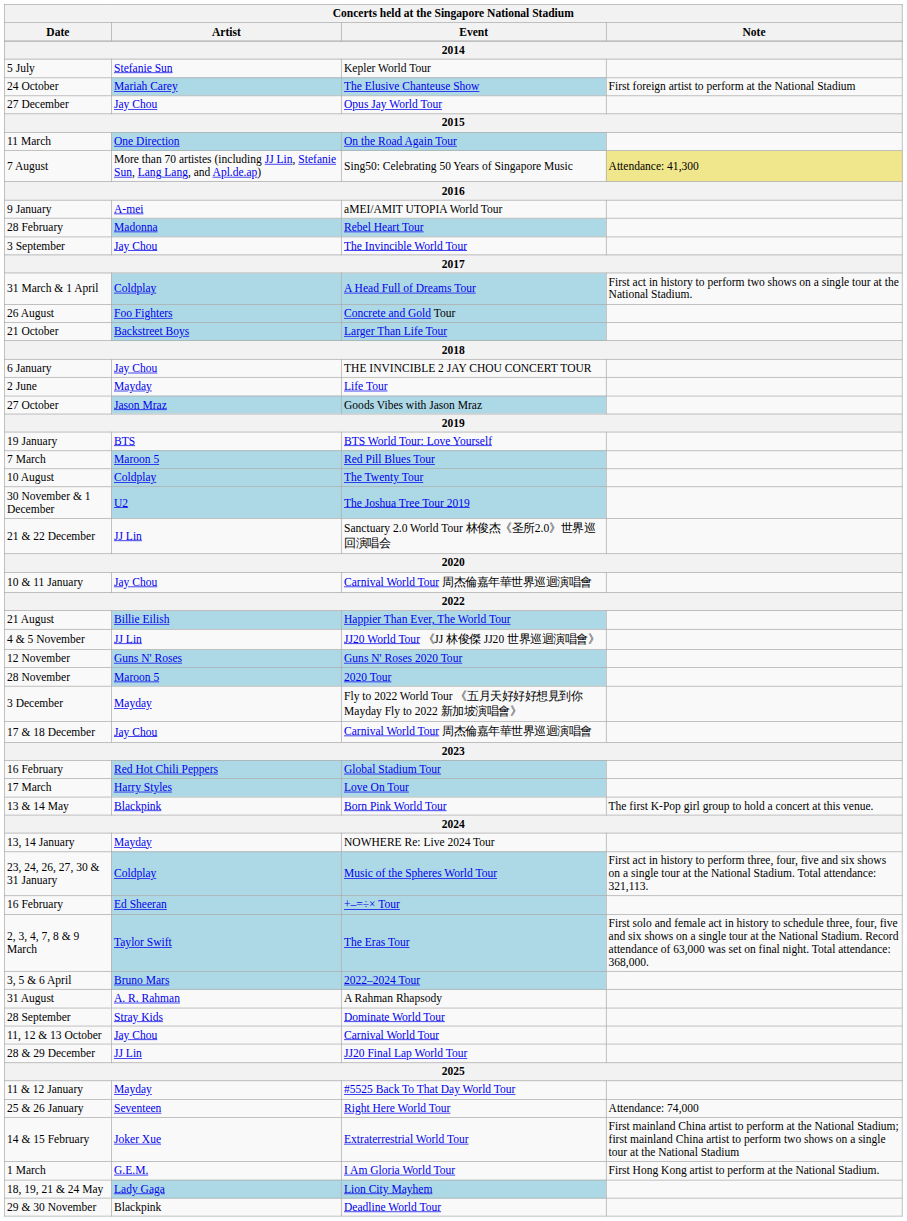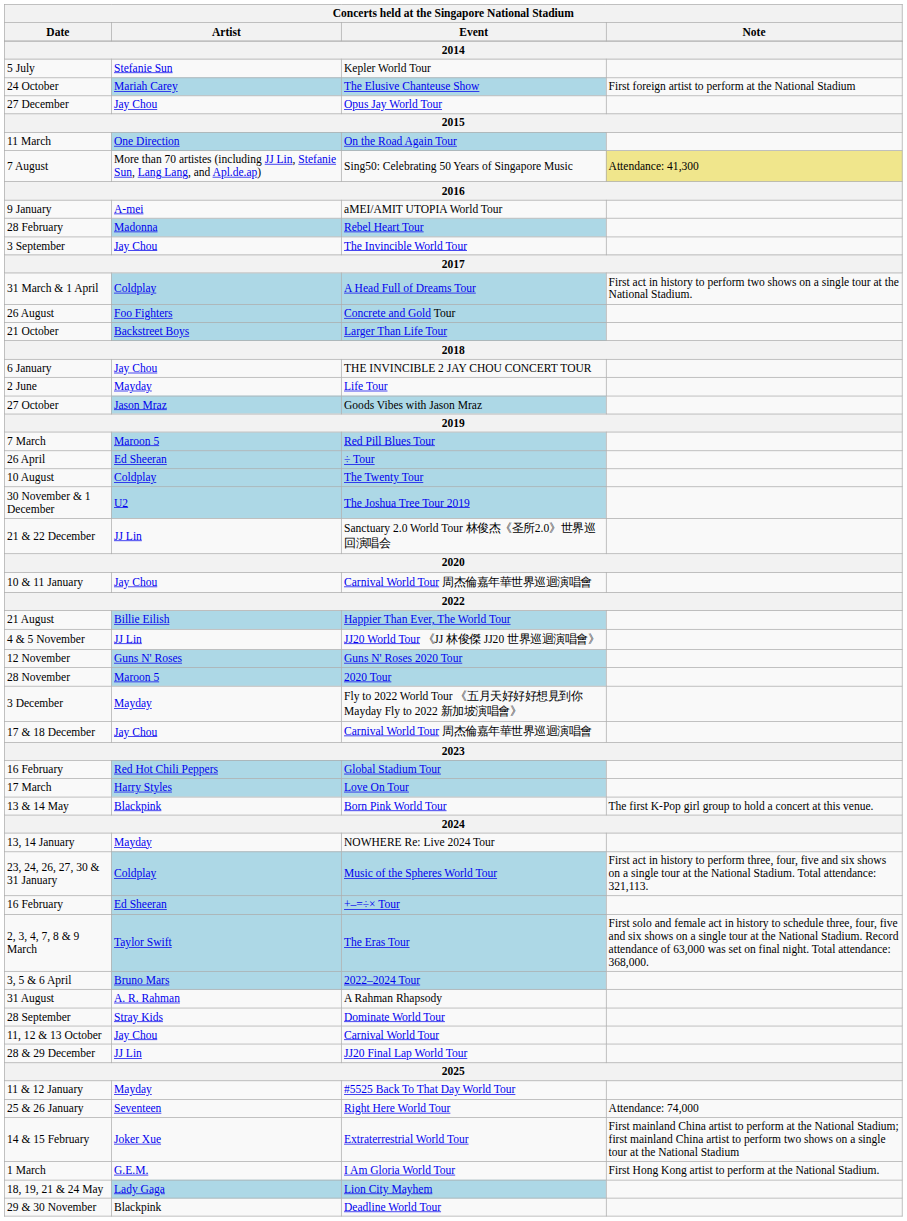- row: (32, 441)
+ row: (26, 459)
